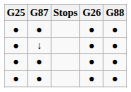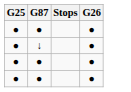- column: (115, 12)
